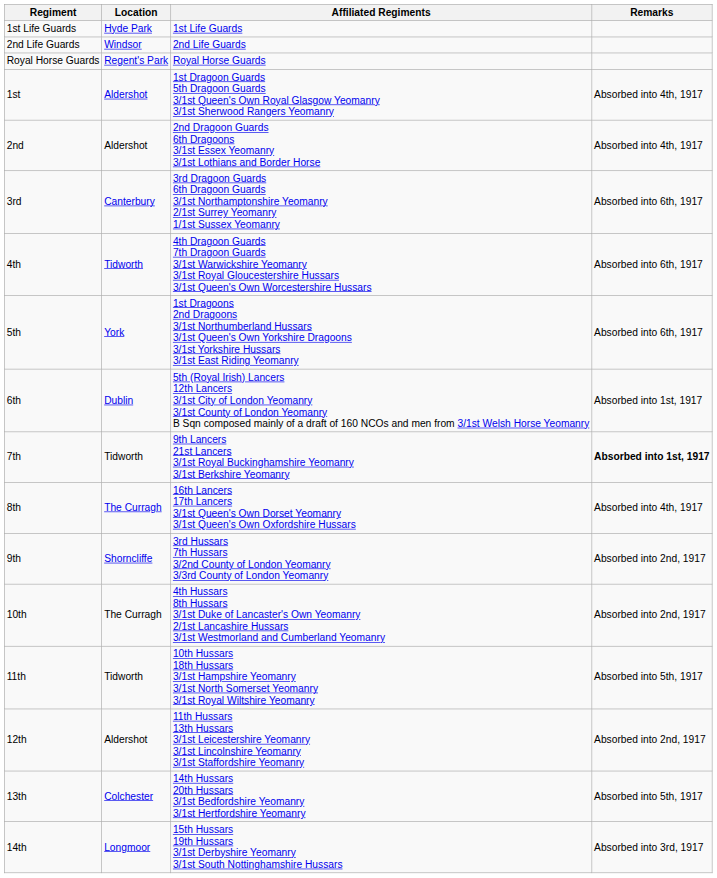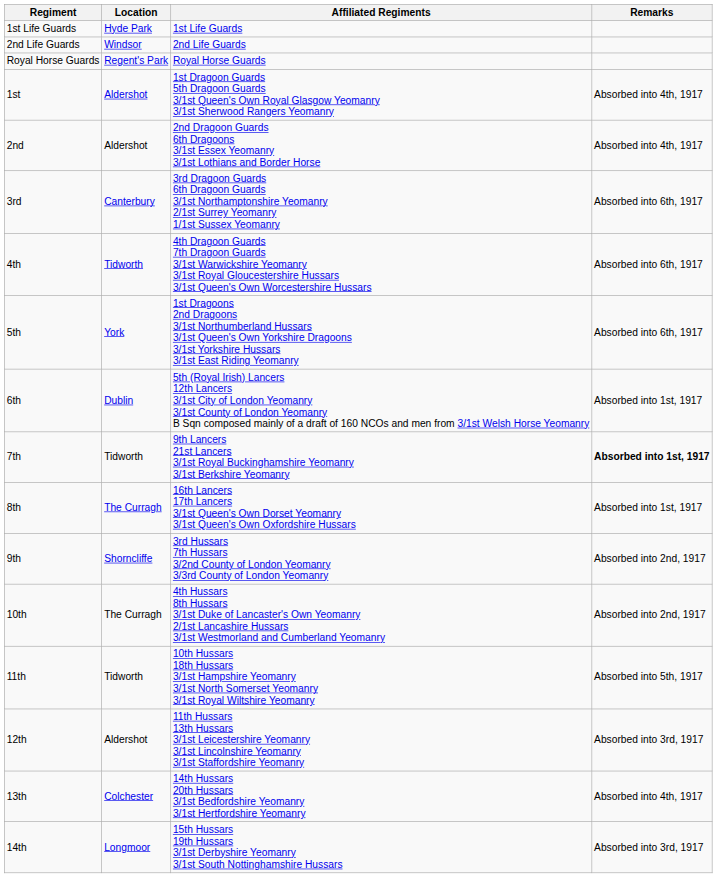(648, 508) Absorbed into 4th, 1917 -> (648, 508) Absorbed into 1st, 1917
(650, 740) Absorbed into 2nd, 1917 -> (649, 740) Absorbed into 3rd, 1917
(648, 796) Absorbed into 5th, 1917 -> (648, 796) Absorbed into 4th, 1917
